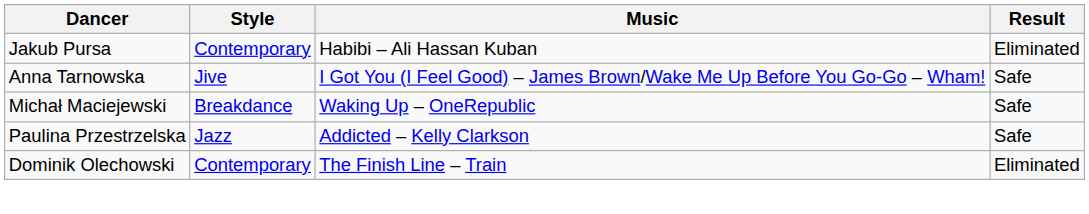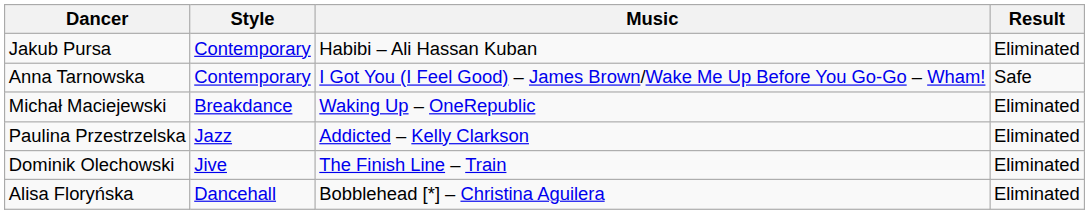(211, 77) Jive -> (253, 77) Contemporary
(1013, 106) Safe -> (1037, 106) Eliminated
(1013, 135) Safe -> (1037, 135) Eliminated
(253, 164) Contemporary -> (211, 164) Jive
+ row: (71, 194)
